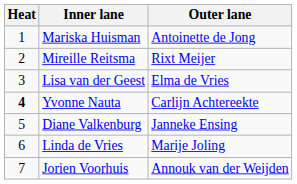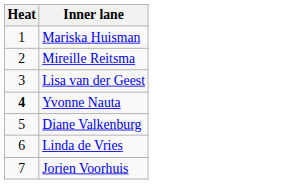- column: (220, 15)
